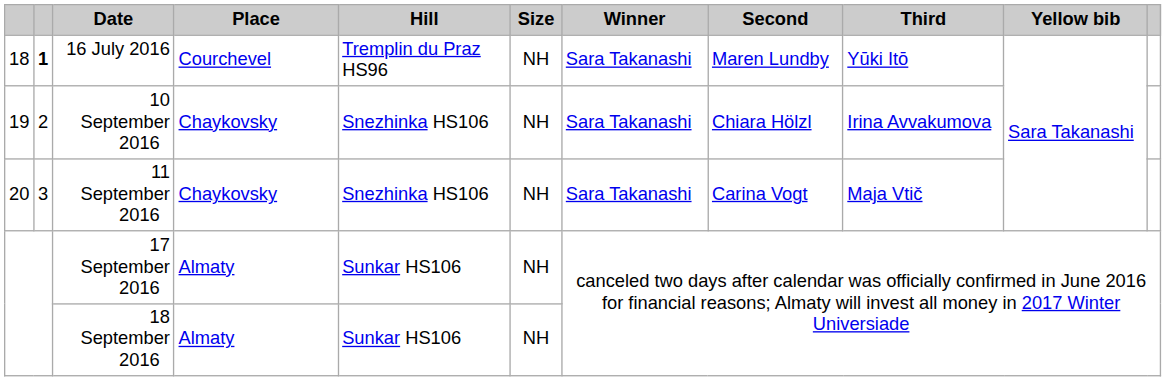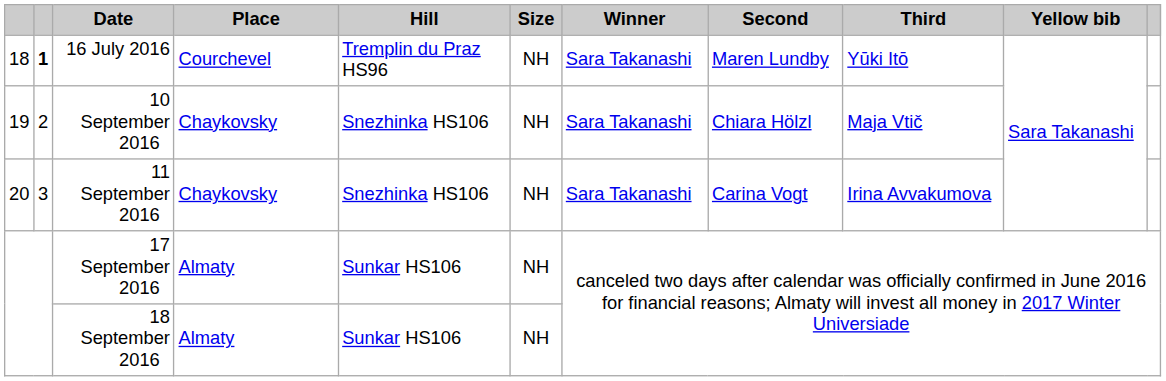(919, 121) Irina Avvakumova -> (885, 121) Maja Vtič
(885, 194) Maja Vtič -> (919, 194) Irina Avvakumova
